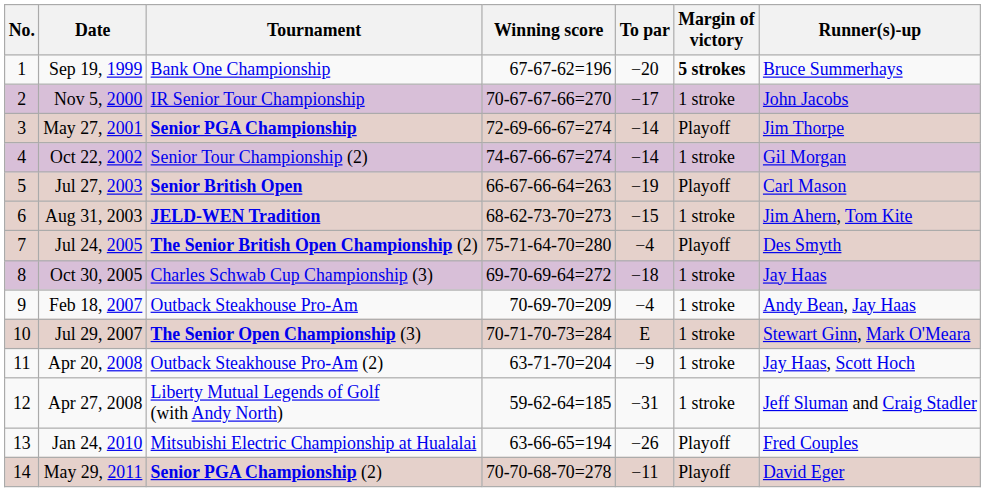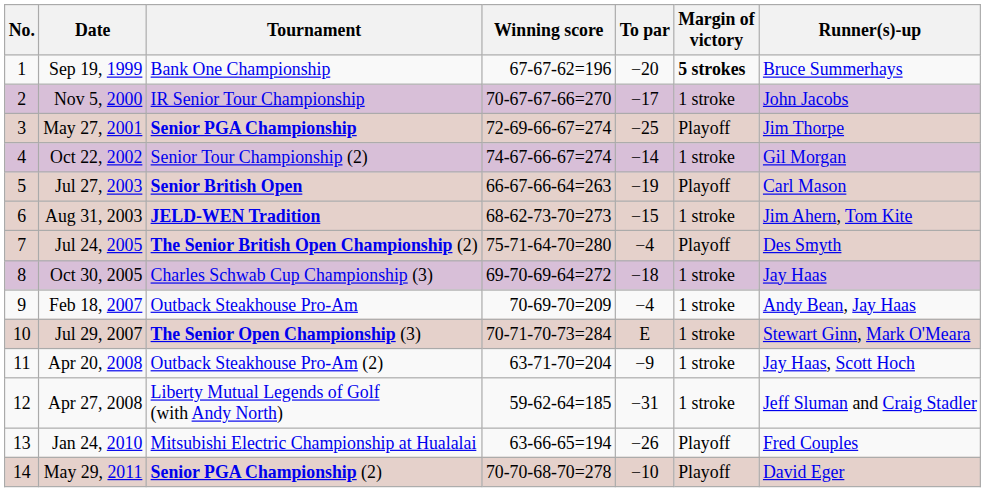(645, 128) −14 -> (645, 128) −25
(645, 471) −11 -> (645, 471) −10
